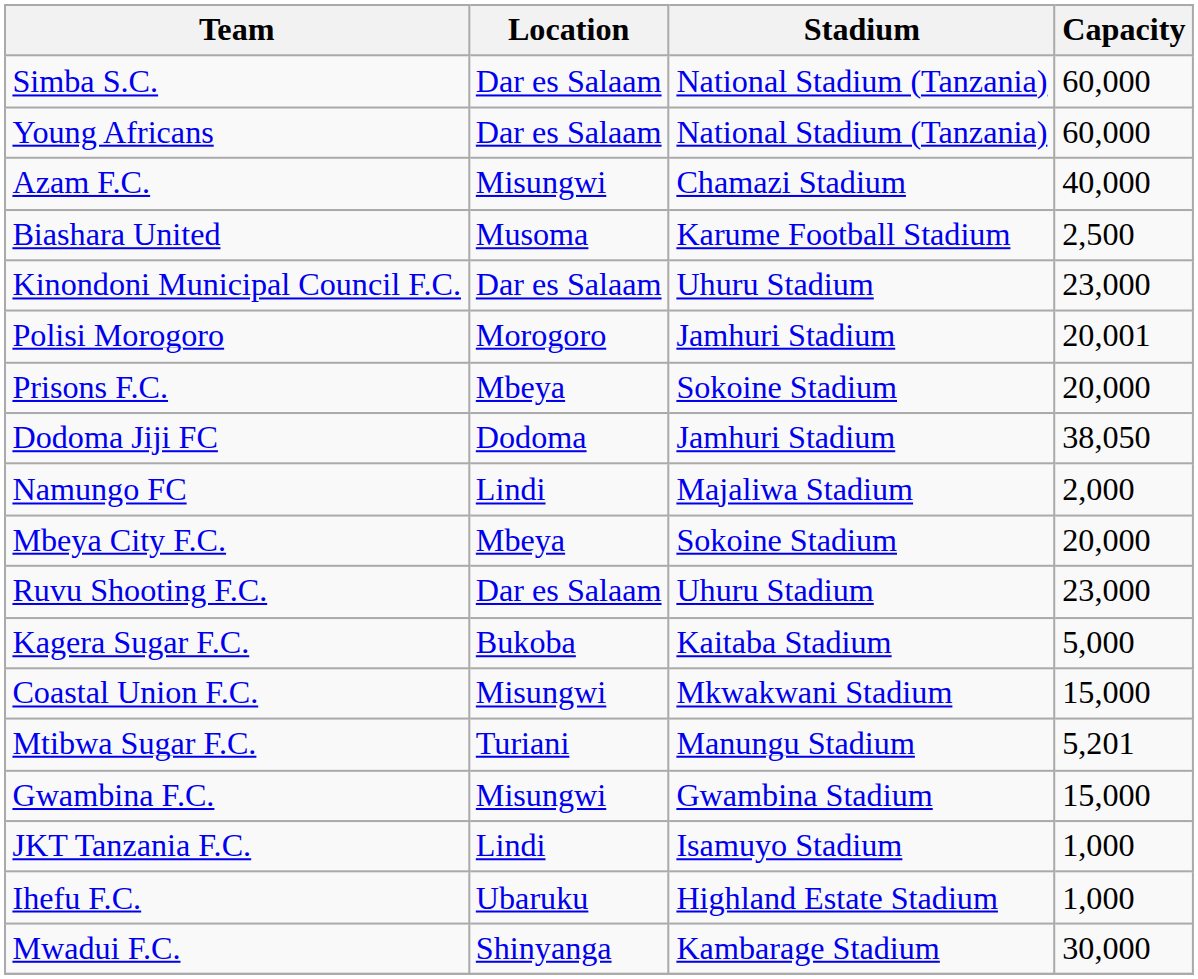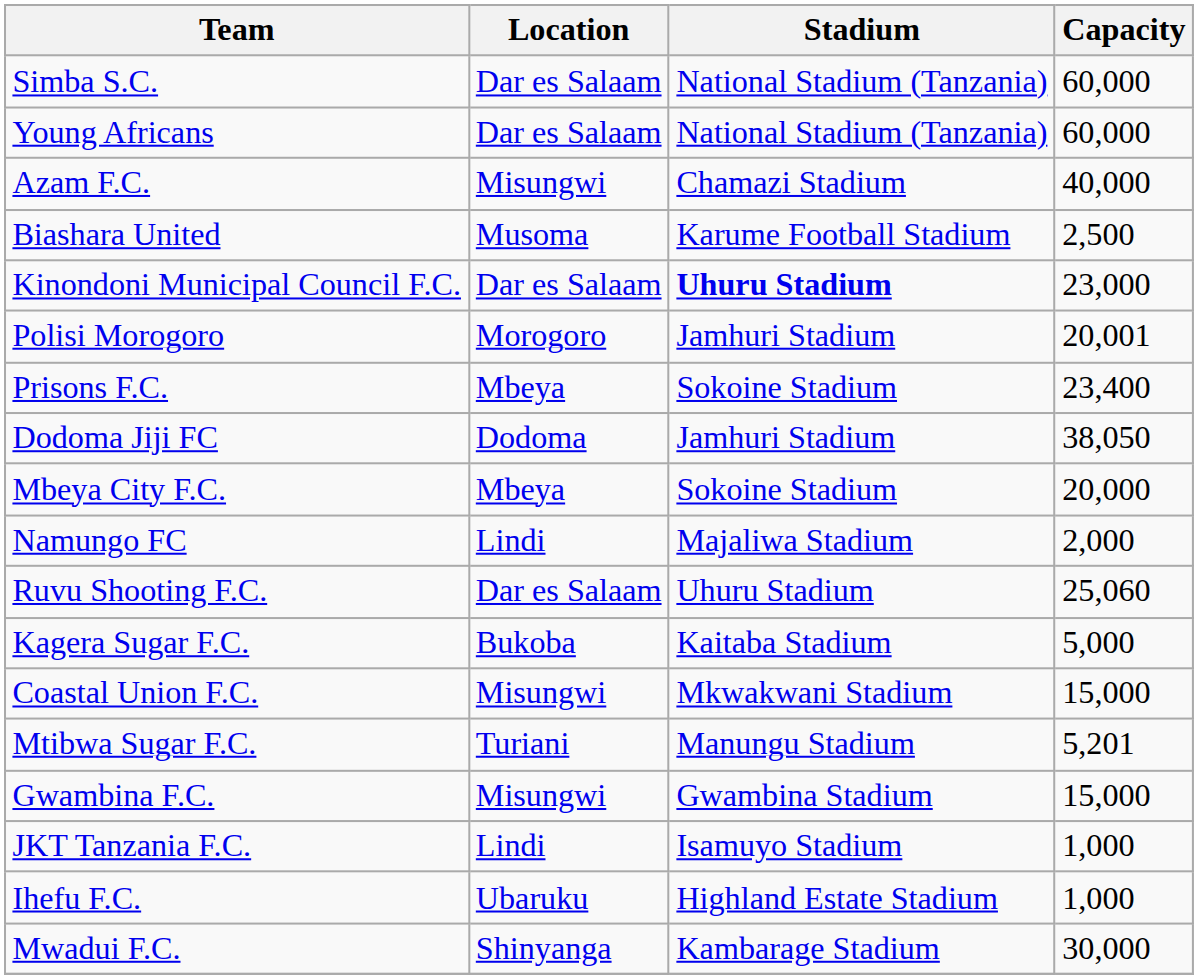(775, 285) normal -> (784, 285) bold
(1106, 387) 20,000 -> (1106, 387) 23,400
rows swapped: (100, 489) <-> (119, 540)
(1106, 591) 23,000 -> (1106, 591) 25,060
